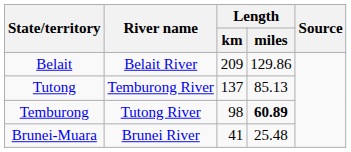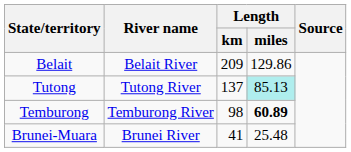(161, 87) Temburong River -> (161, 87) Tutong River
(271, 87) no background -> (271, 87) paleturquoise background
(161, 111) Tutong River -> (161, 111) Temburong River
